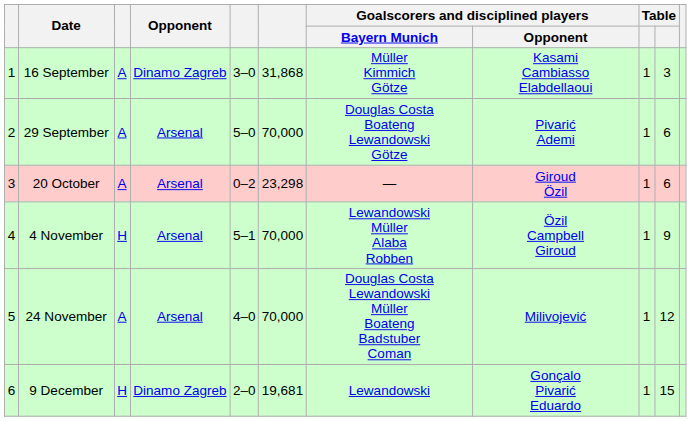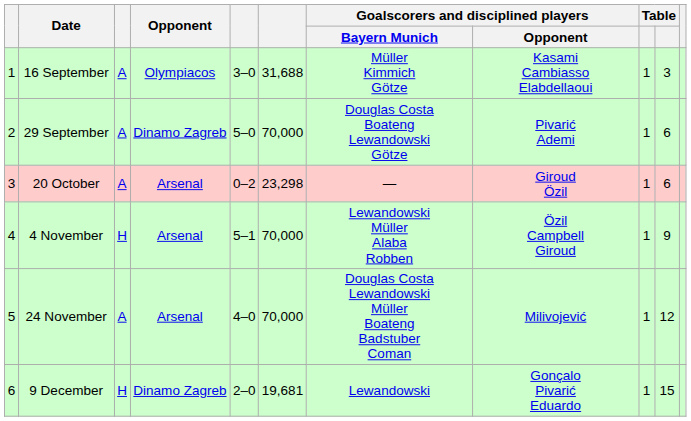(180, 73) Dinamo Zagreb -> (180, 73) Olympiacos
(282, 73) 31,868 -> (282, 73) 31,688
(180, 132) Arsenal -> (180, 132) Dinamo Zagreb
